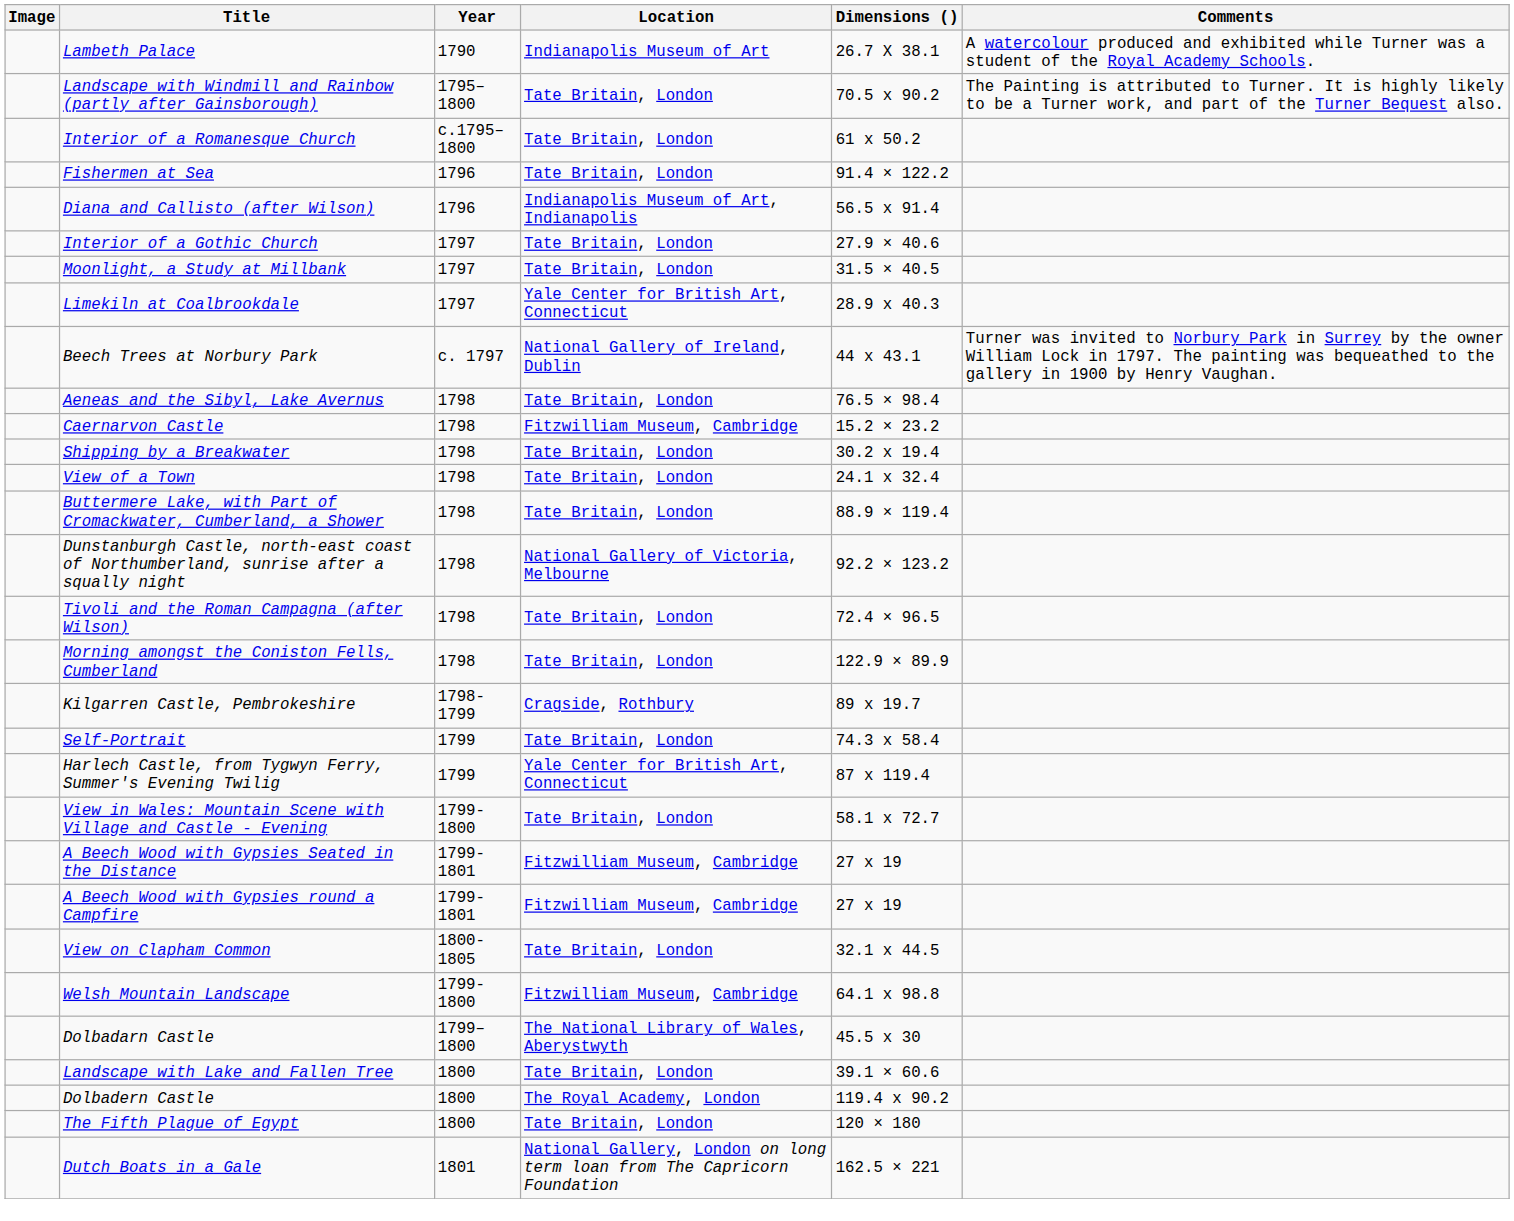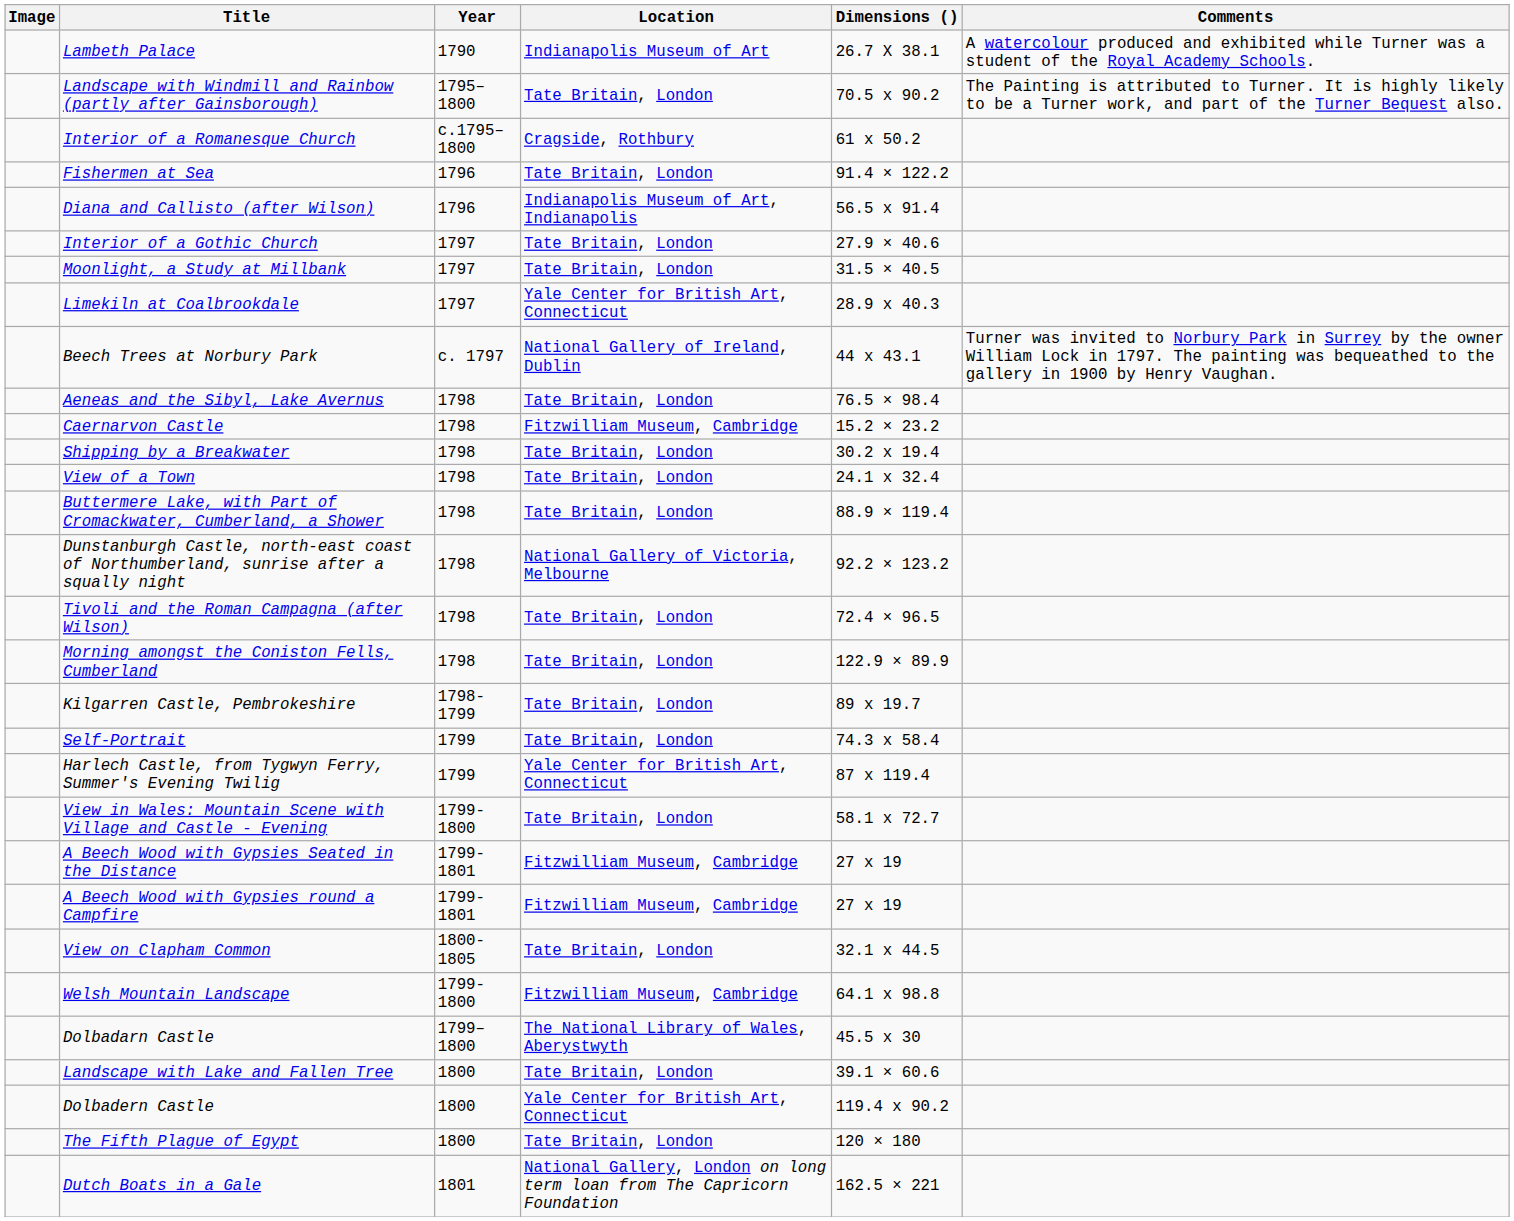(618, 140) Tate Britain, London -> (609, 140) Cragside, Rothbury
(609, 706) Cragside, Rothbury -> (618, 706) Tate Britain, London
(642, 1098) The Royal Academy, London -> (656, 1107) Yale Center for British Art, Connecticut
